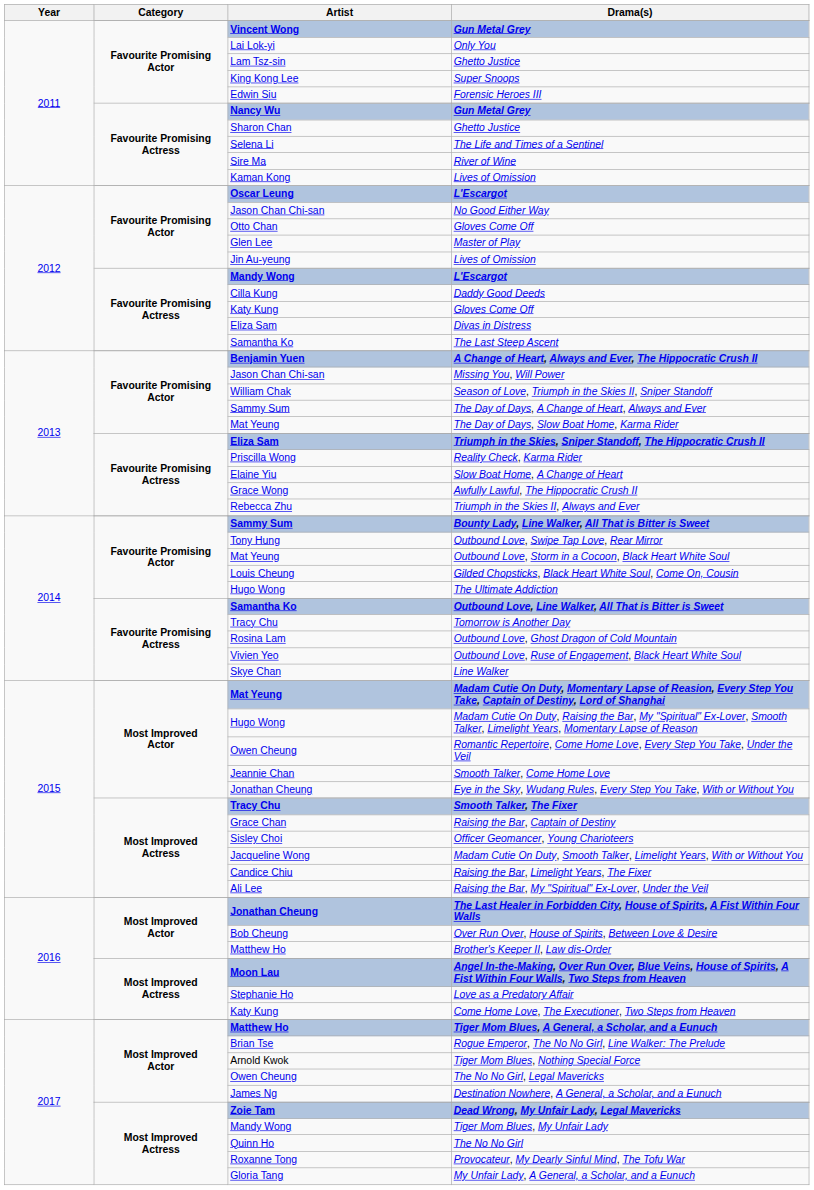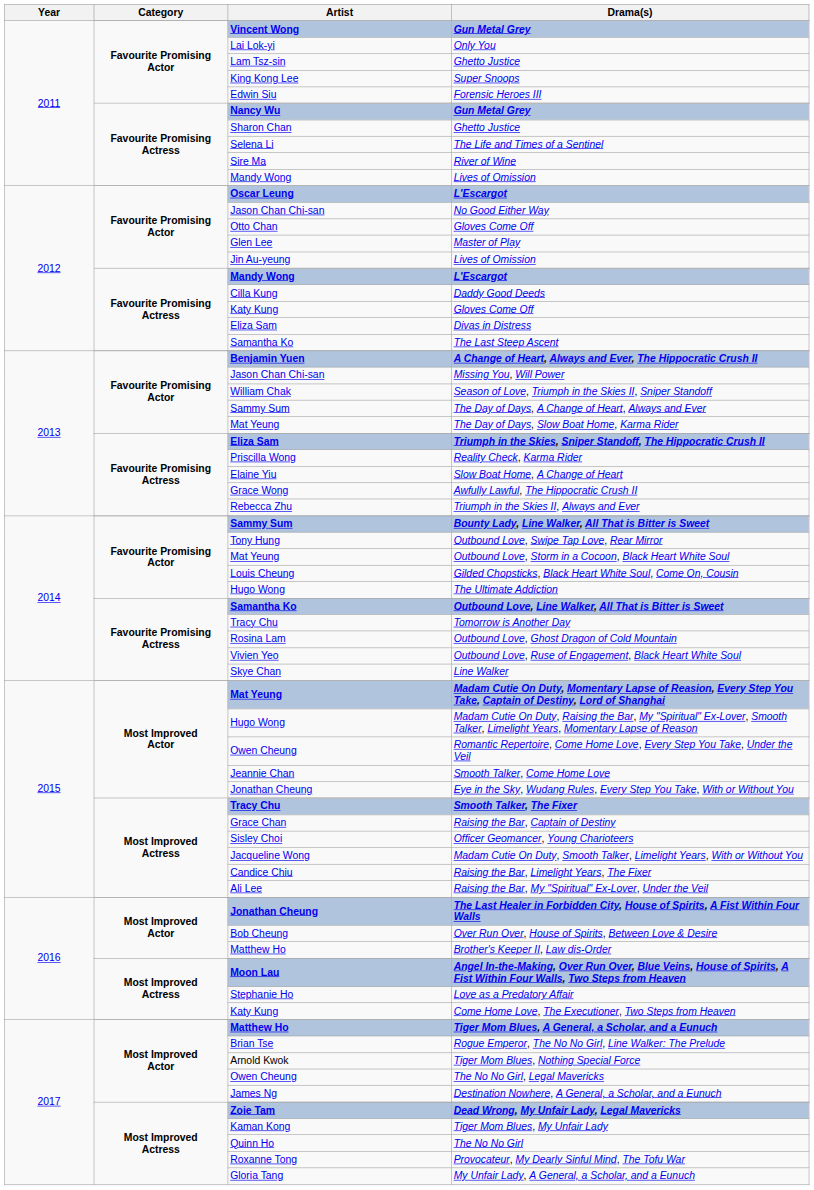(260, 177) Kaman Kong -> (261, 177) Mandy Wong
(261, 1126) Mandy Wong -> (260, 1126) Kaman Kong
